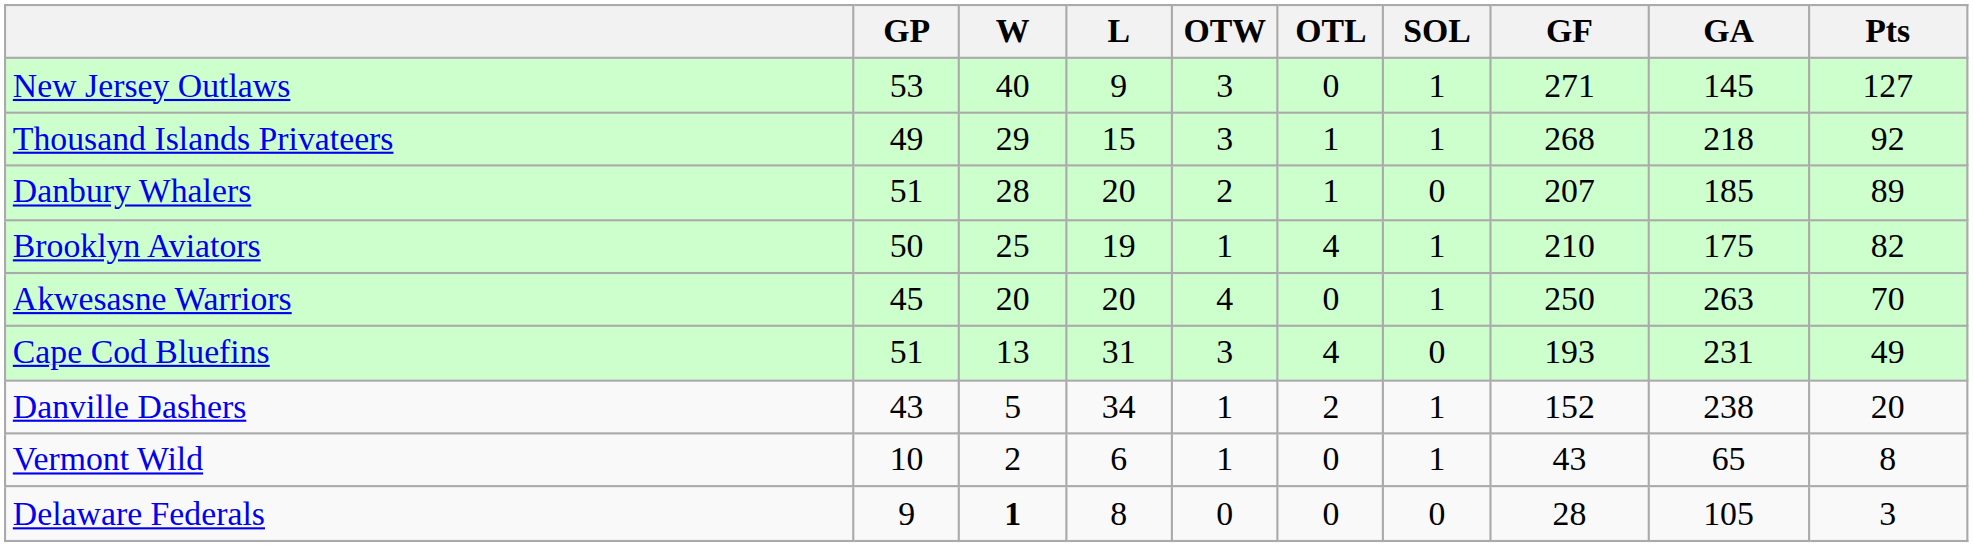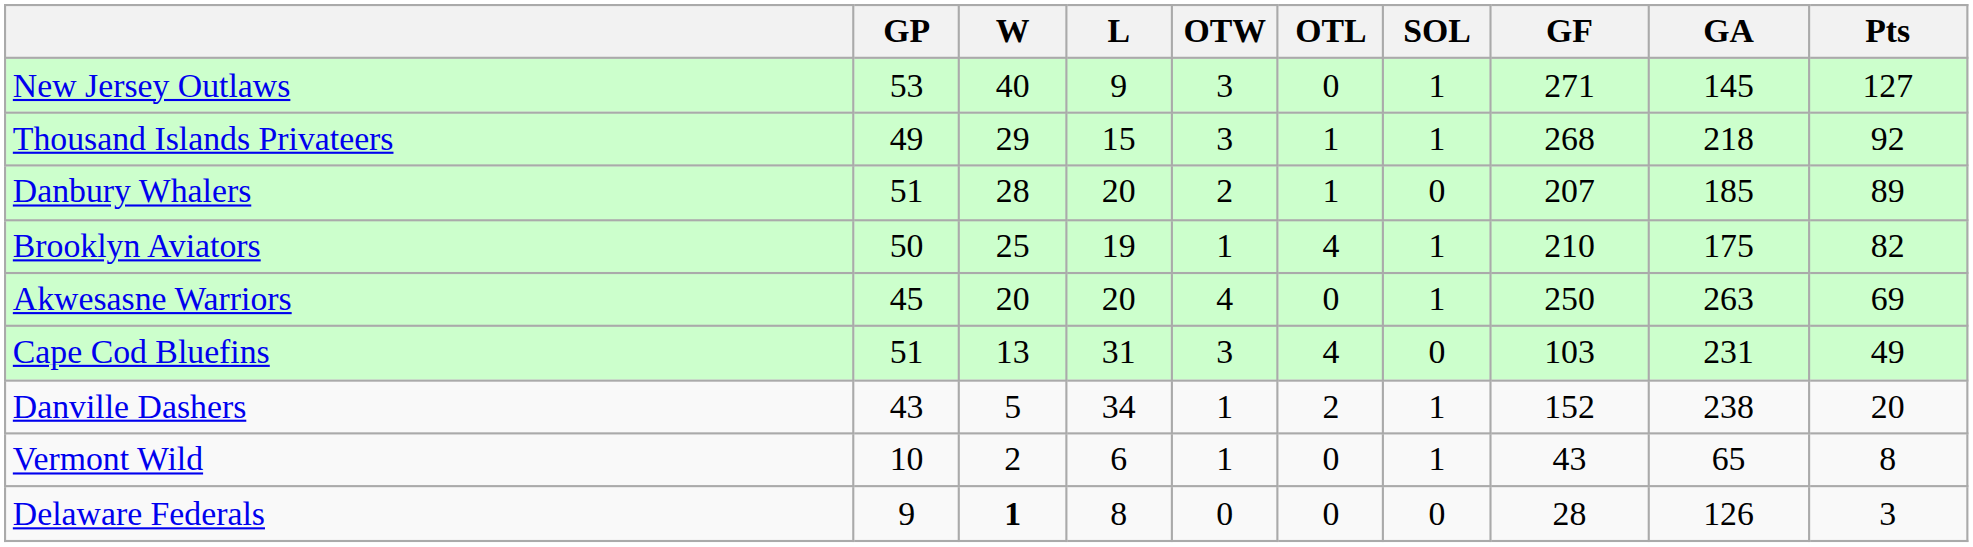(1888, 298) 70 -> (1888, 298) 69
(1569, 352) 193 -> (1569, 352) 103
(1729, 513) 105 -> (1729, 513) 126
